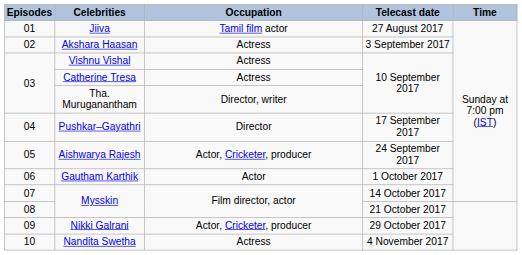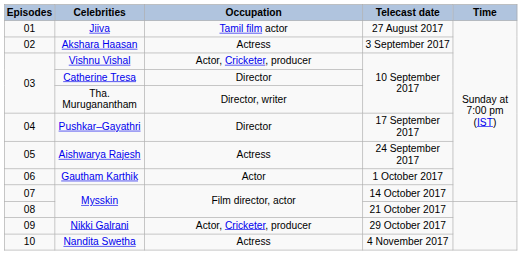(254, 61) Actress -> (254, 61) Actor, Cricketer, producer
(254, 77) Actress -> (254, 77) Director
(254, 155) Actor, Cricketer, producer -> (254, 155) Actress
